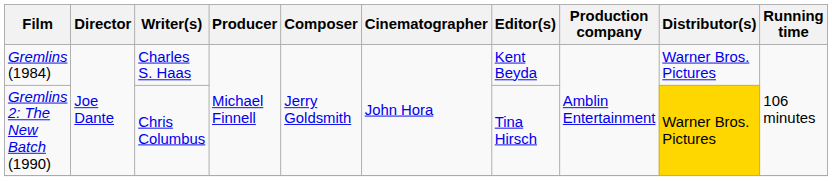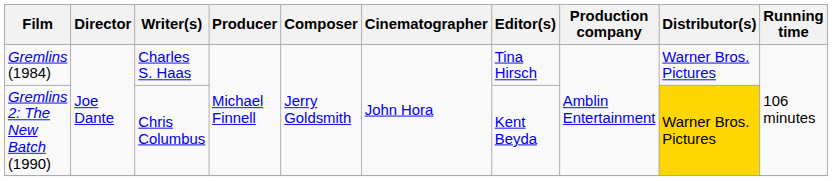(516, 65) Kent Beyda -> (516, 65) Tina Hirsch
(516, 130) Tina Hirsch -> (516, 130) Kent Beyda
